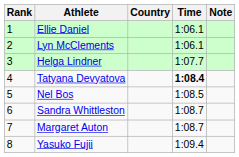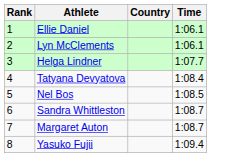- column: (221, 12)
(190, 78) bold -> (189, 78) normal
